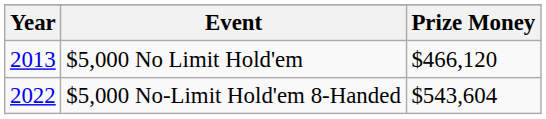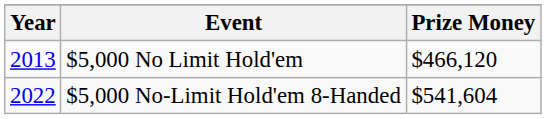(454, 95) $543,604 -> (454, 95) $541,604
